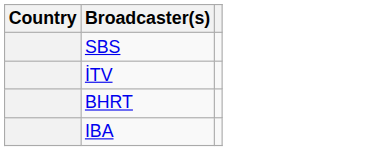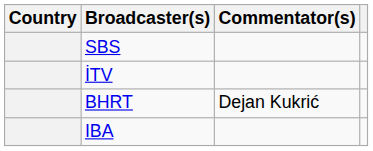+ column: (287, 18)
